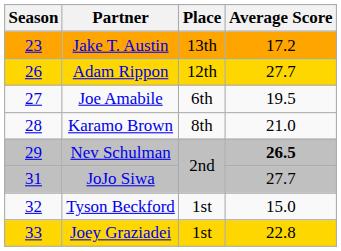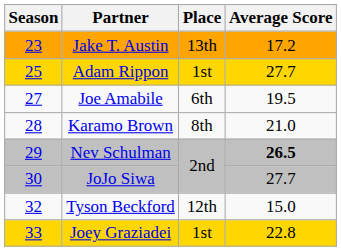(33, 71) 26 -> (33, 71) 25
(202, 71) 12th -> (202, 71) 1st
(33, 179) 31 -> (33, 179) 30
(202, 206) 1st -> (202, 206) 12th
